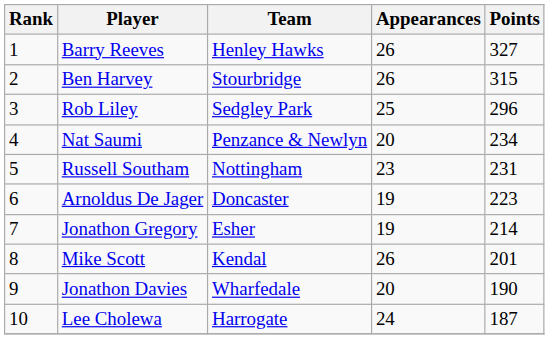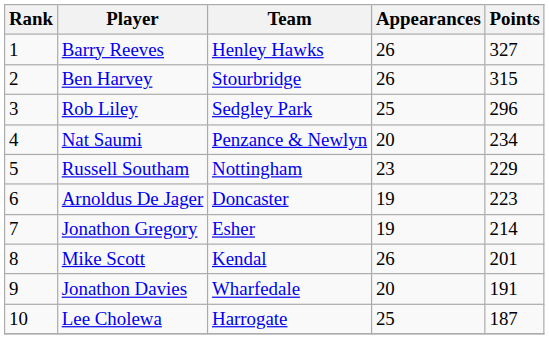(504, 169) 231 -> (504, 169) 229
(504, 288) 190 -> (504, 288) 191
(385, 318) 24 -> (385, 318) 25
